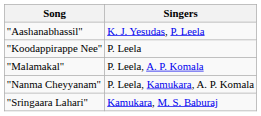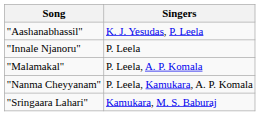+ row: (44, 49)
- row: (55, 49)
